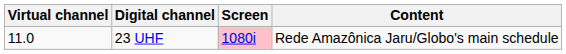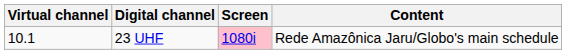(21, 37) 11.0 -> (21, 37) 10.1
